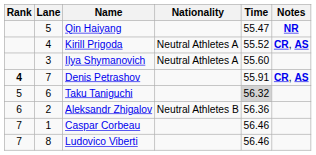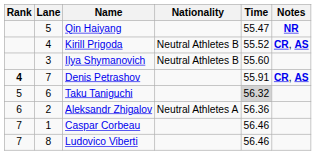(198, 45) Neutral Athletes A -> (198, 45) Neutral Athletes B
(198, 61) Neutral Athletes A -> (198, 61) Neutral Athletes B
(198, 110) Neutral Athletes B -> (198, 110) Neutral Athletes A
